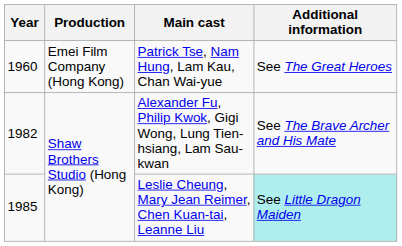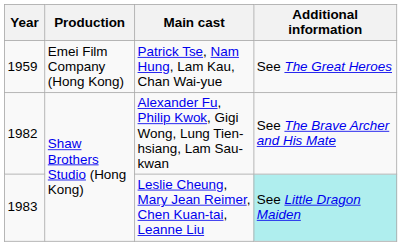(22, 66) 1960 -> (22, 66) 1959
(22, 207) 1985 -> (22, 207) 1983
